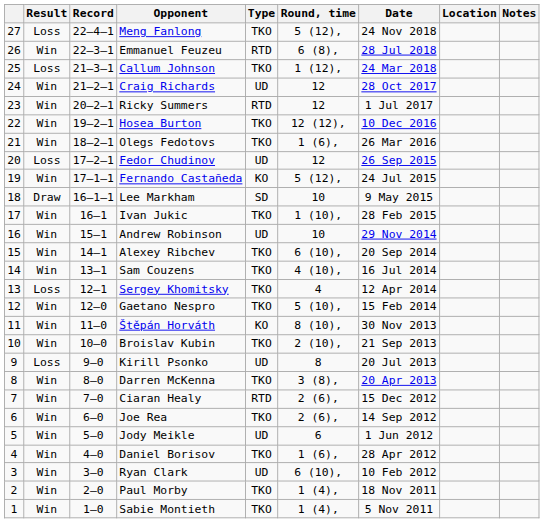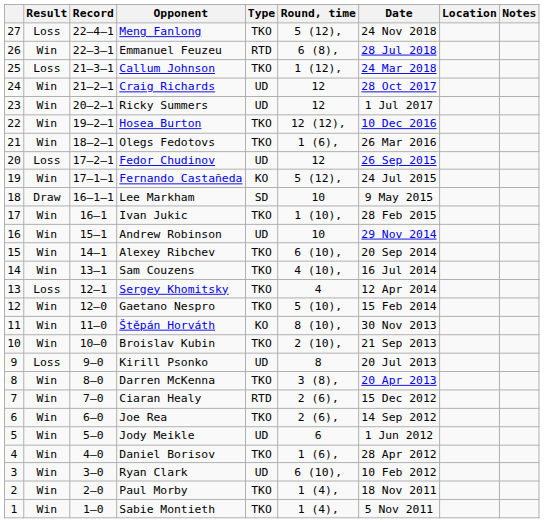(262, 106) RTD -> (262, 106) UD
